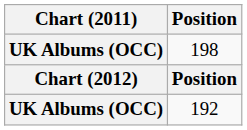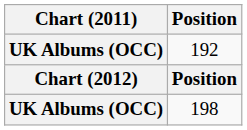rows swapped: (204, 49) <-> (204, 109)
